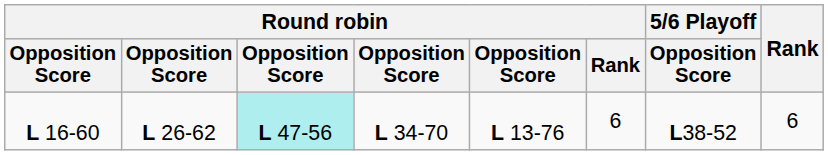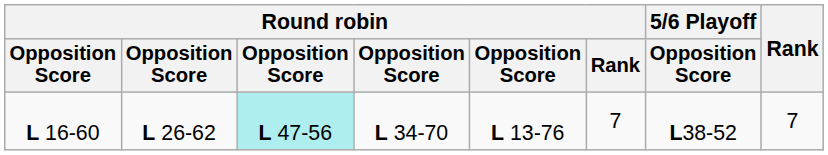(615, 121) 6 -> (615, 121) 7
(792, 121) 6 -> (792, 121) 7
